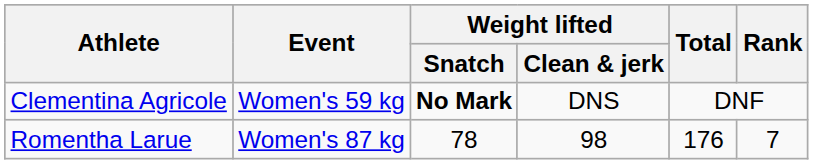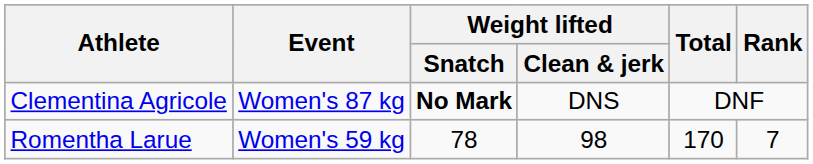(321, 101) Women's 59 kg -> (321, 101) Women's 87 kg
(321, 140) Women's 87 kg -> (321, 140) Women's 59 kg
(704, 140) 176 -> (704, 140) 170
